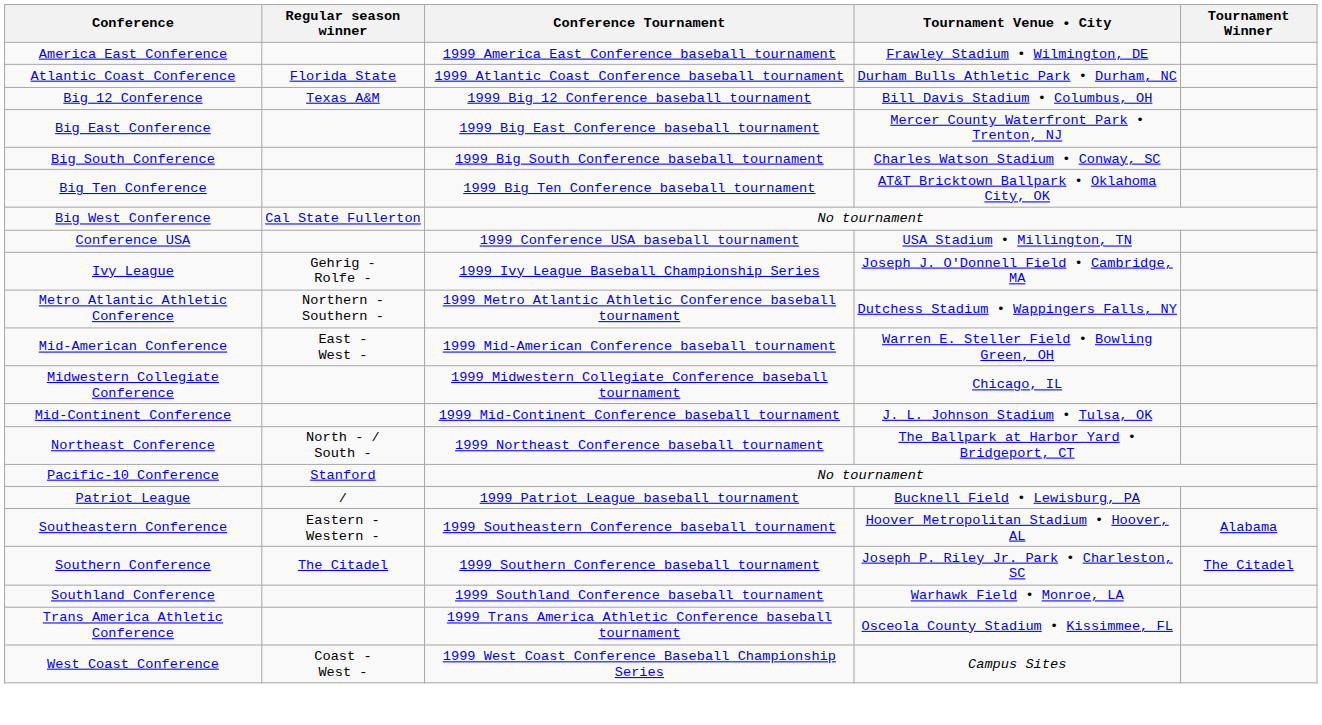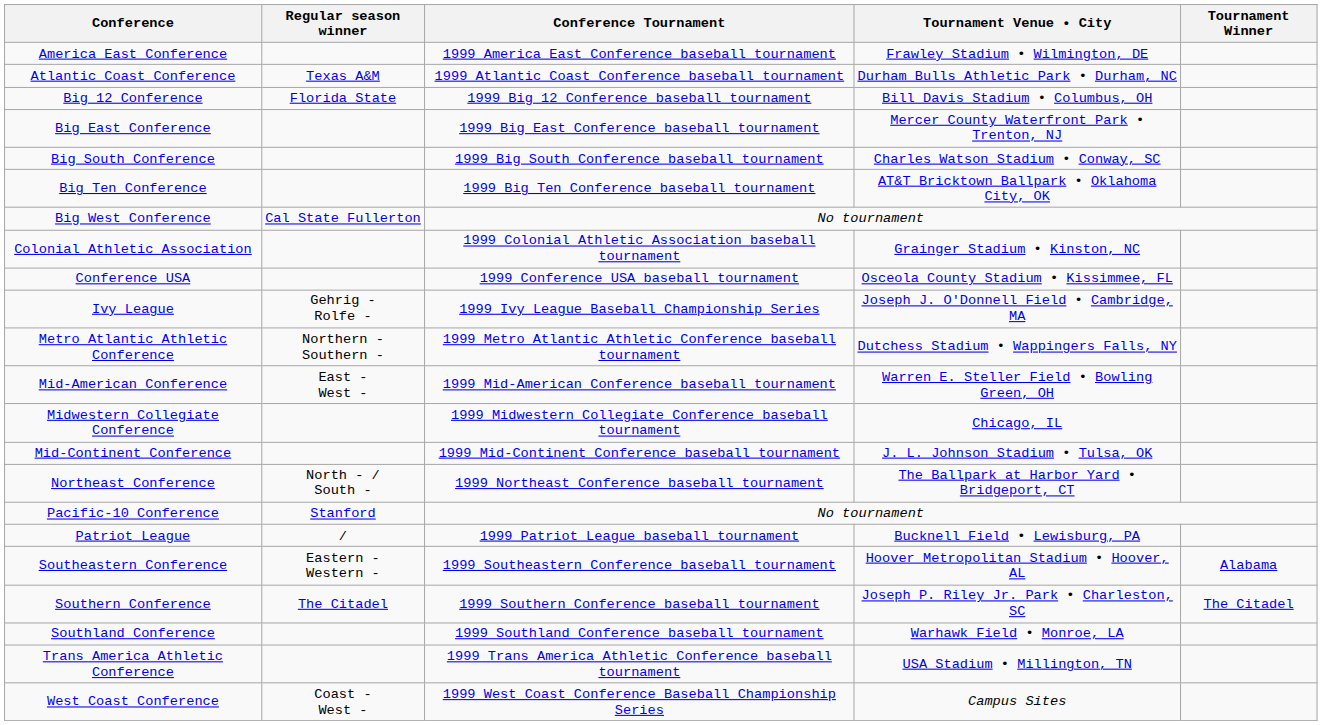(343, 76) Florida State -> (343, 76) Texas A&M
(343, 98) Texas A&M -> (343, 98) Florida State
+ row: (133, 249)
(1017, 241) USA Stadium • Millington, TN -> (1017, 279) Osceola County Stadium • Kissimmee, FL
(1017, 626) Osceola County Stadium • Kissimmee, FL -> (1017, 664) USA Stadium • Millington, TN
